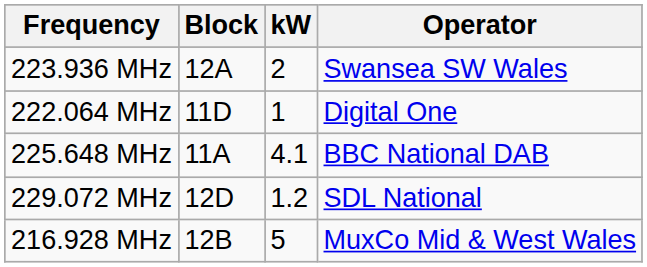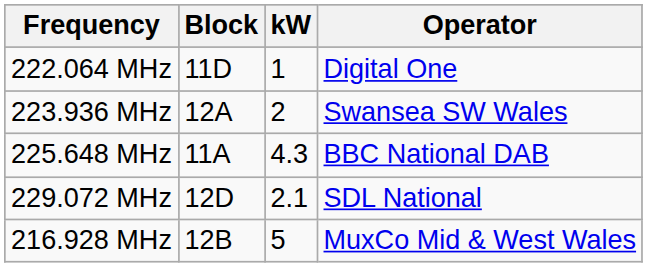rows swapped: (91, 111) <-> (91, 68)
(289, 154) 4.1 -> (289, 154) 4.3
(289, 197) 1.2 -> (289, 197) 2.1
